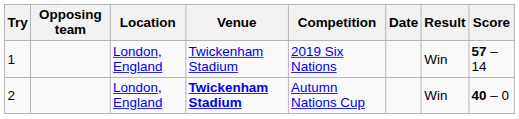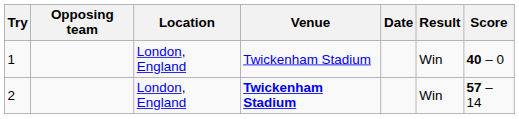- column: (337, 22)
(485, 59) 57 – 14 -> (485, 59) 40 – 0
(490, 95) 40 – 0 -> (480, 95) 57 – 14
